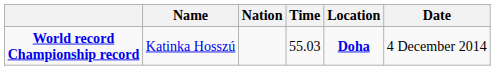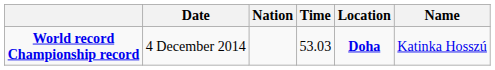columns swapped: (191, 15) <-> (437, 15)
(305, 45) 55.03 -> (315, 45) 53.03
